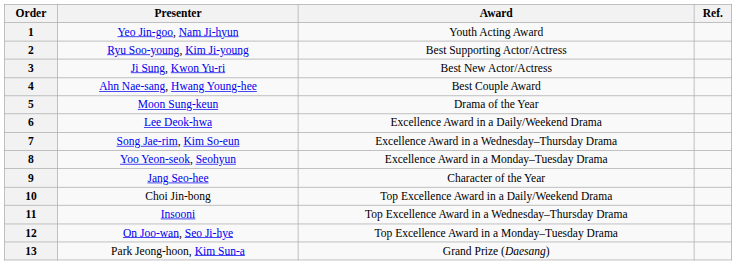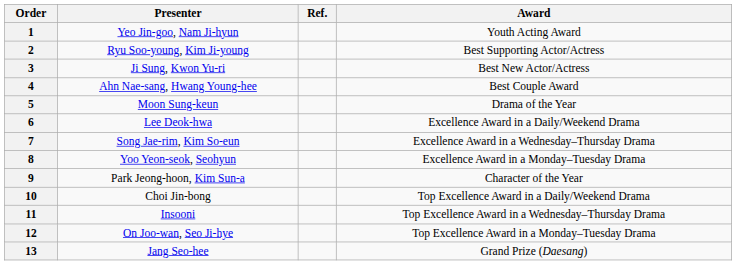columns swapped: (496, 13) <-> (713, 13)
(178, 178) Jang Seo-hee -> (178, 178) Park Jeong-hoon, Kim Sun-a
(178, 251) Park Jeong-hoon, Kim Sun-a -> (178, 251) Jang Seo-hee
